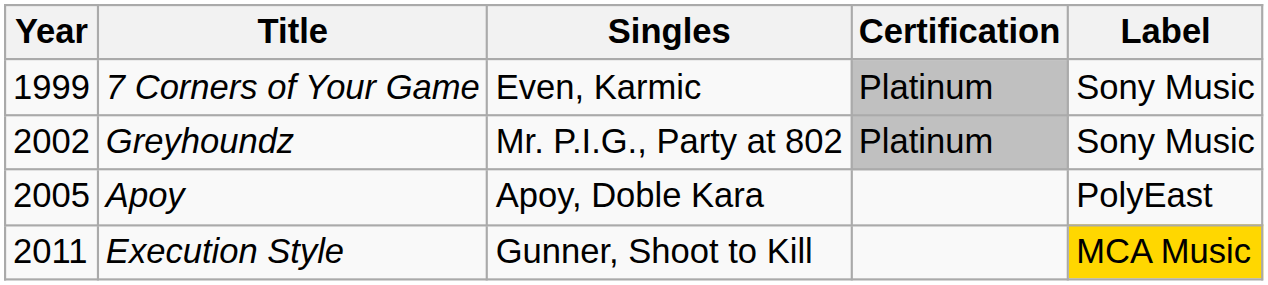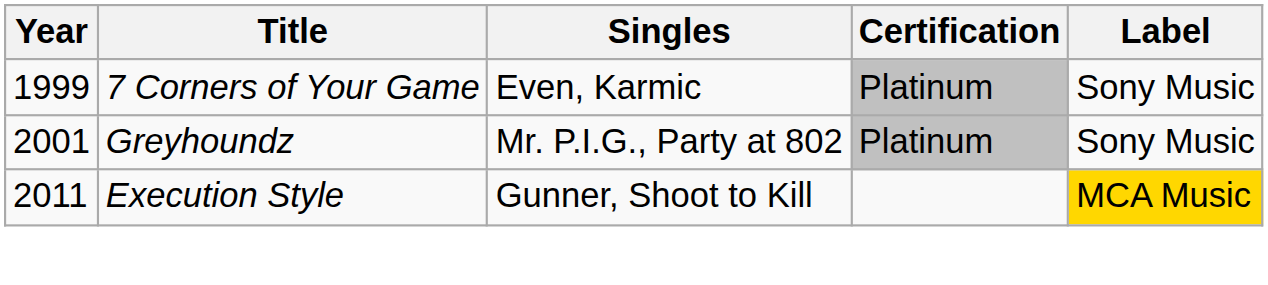(51, 141) 2002 -> (51, 141) 2001
- row: (145, 196)
